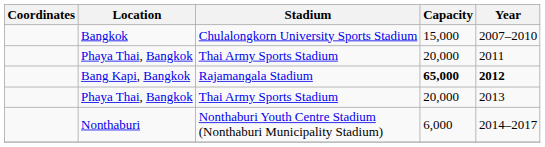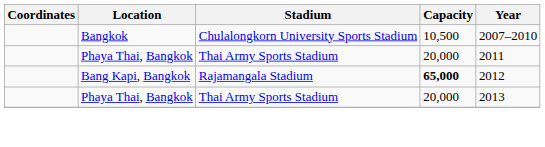(441, 35) 15,000 -> (441, 35) 10,500
(492, 76) bold -> (492, 76) normal
- row: (111, 124)
